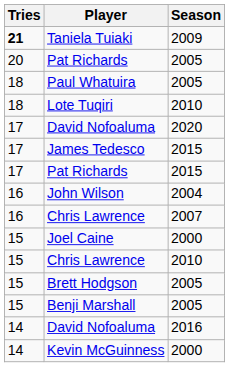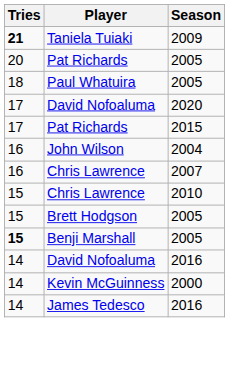- row: (80, 104)
- row: (96, 149)
- row: (80, 238)
(16, 305) normal -> (16, 238) bold
+ row: (96, 305)
